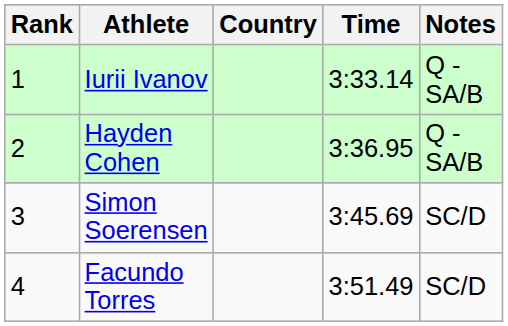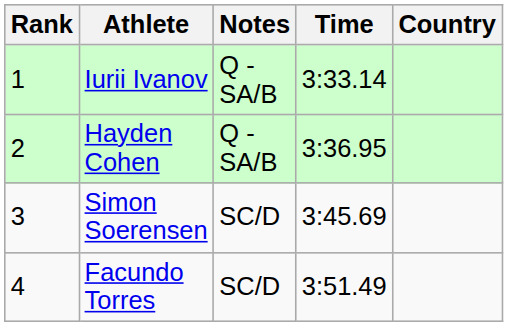columns swapped: (268, 24) <-> (461, 24)
